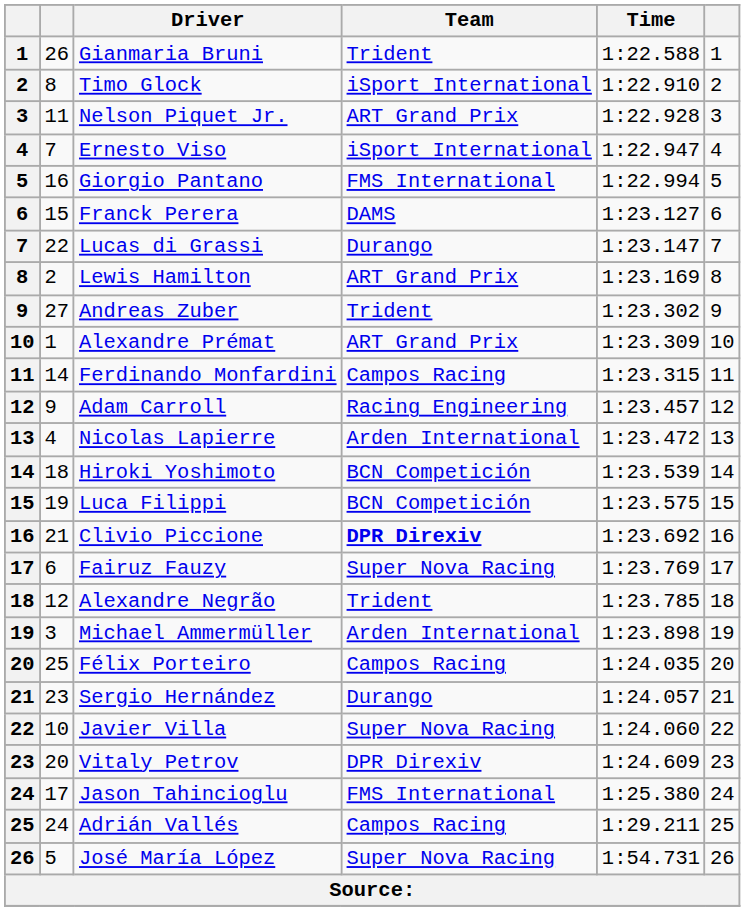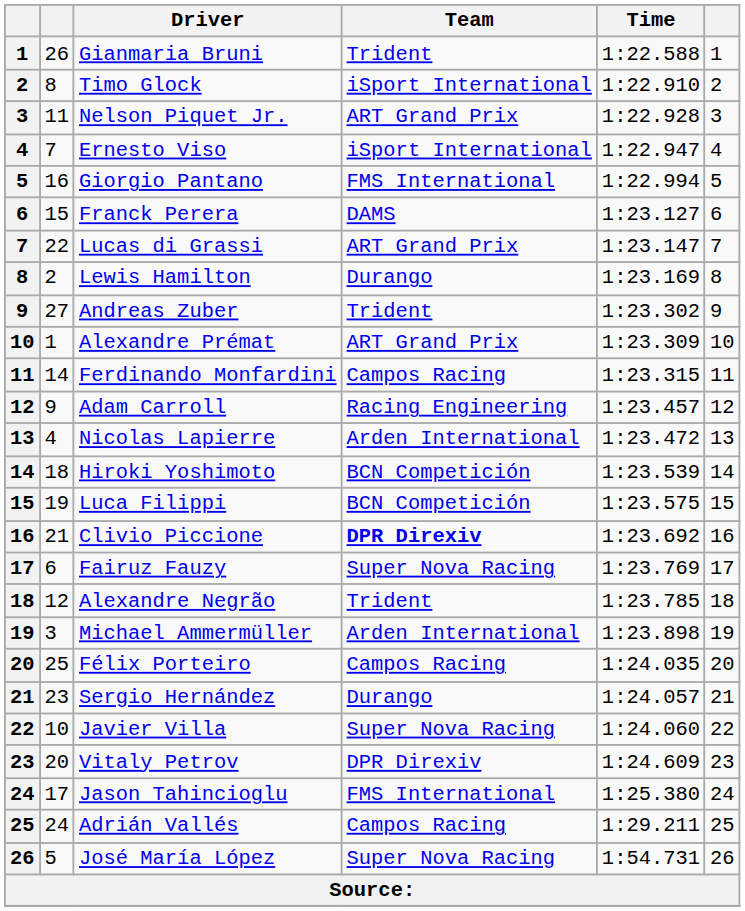(389, 246) Durango -> (432, 246) ART Grand Prix
(432, 279) ART Grand Prix -> (389, 279) Durango
